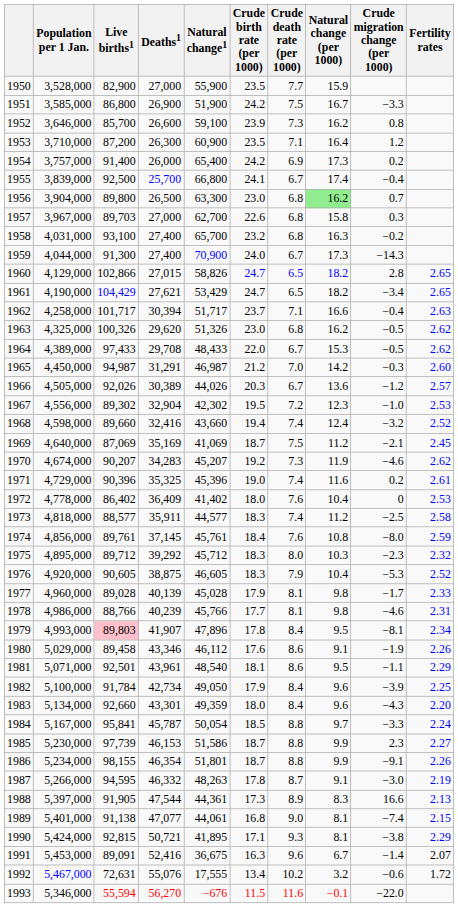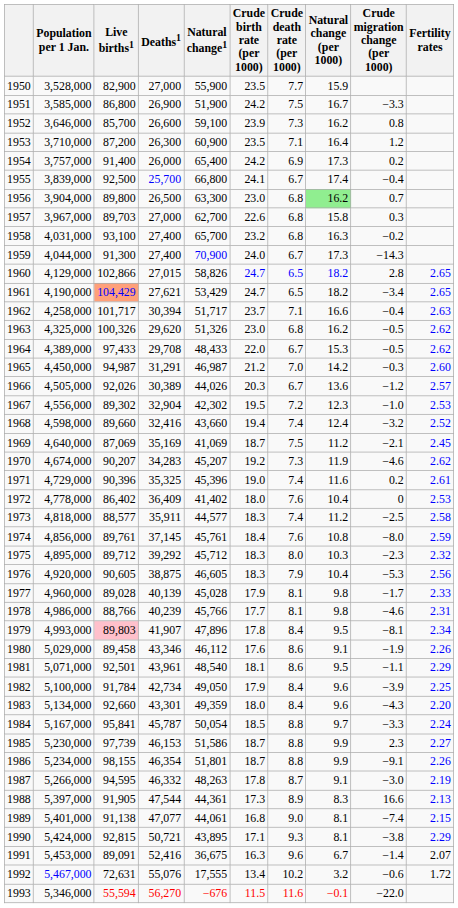(116, 292) no background -> (116, 292) lightsalmon background
(440, 574) 2.52 -> (440, 574) 2.56
(211, 837) 41,895 -> (211, 837) 43,895
